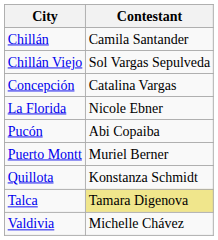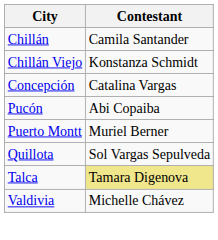(149, 62) Sol Vargas Sepulveda -> (143, 62) Konstanza Schmidt
- row: (37, 108)
(143, 177) Konstanza Schmidt -> (149, 154) Sol Vargas Sepulveda
